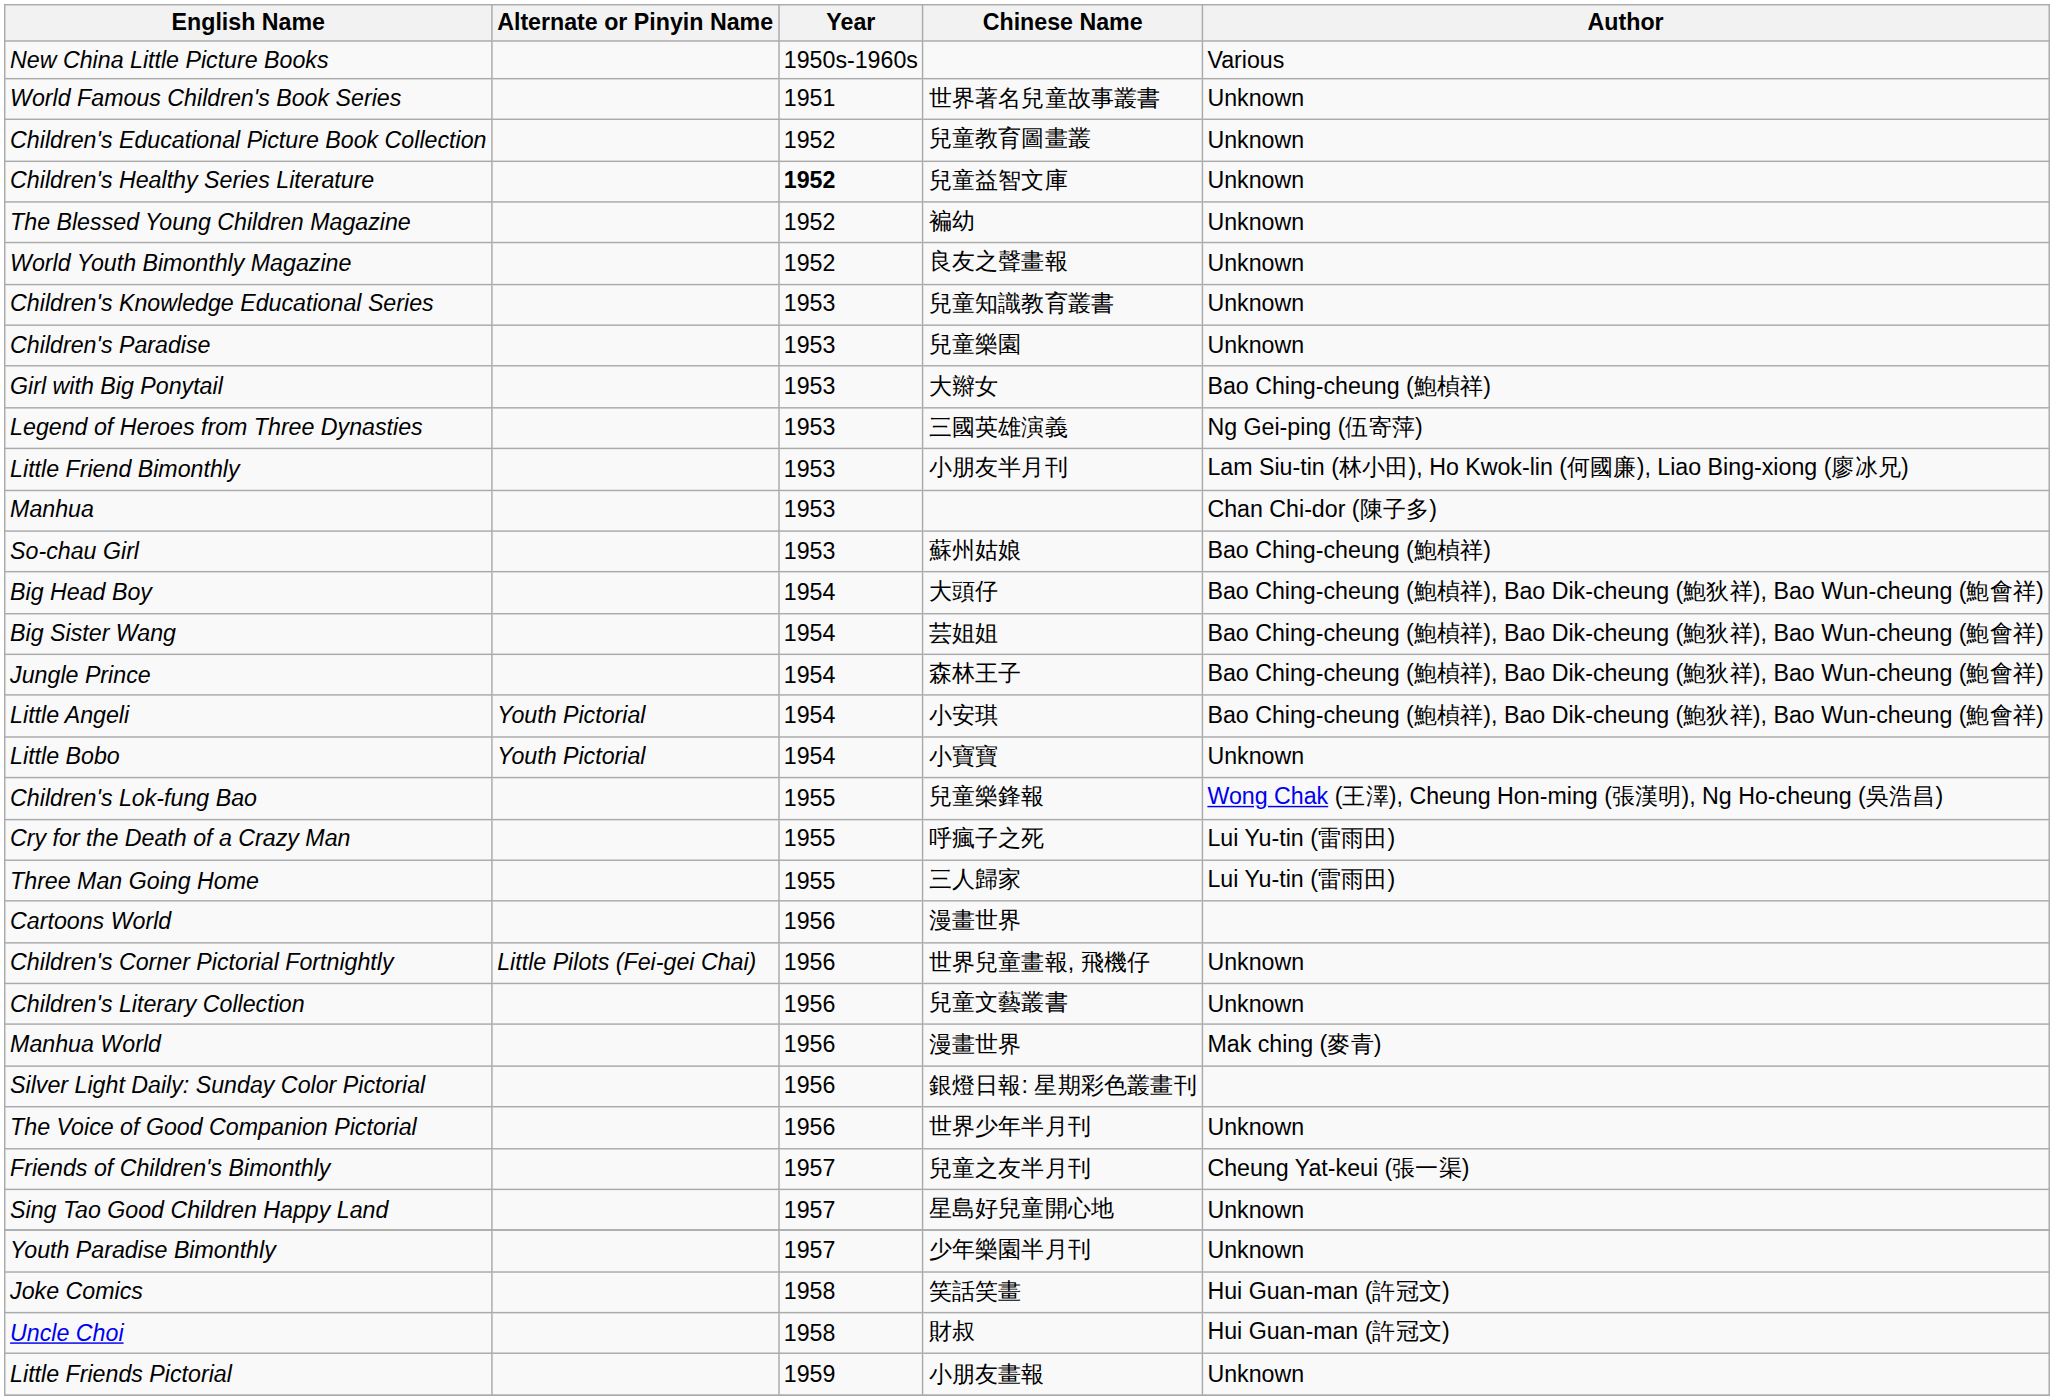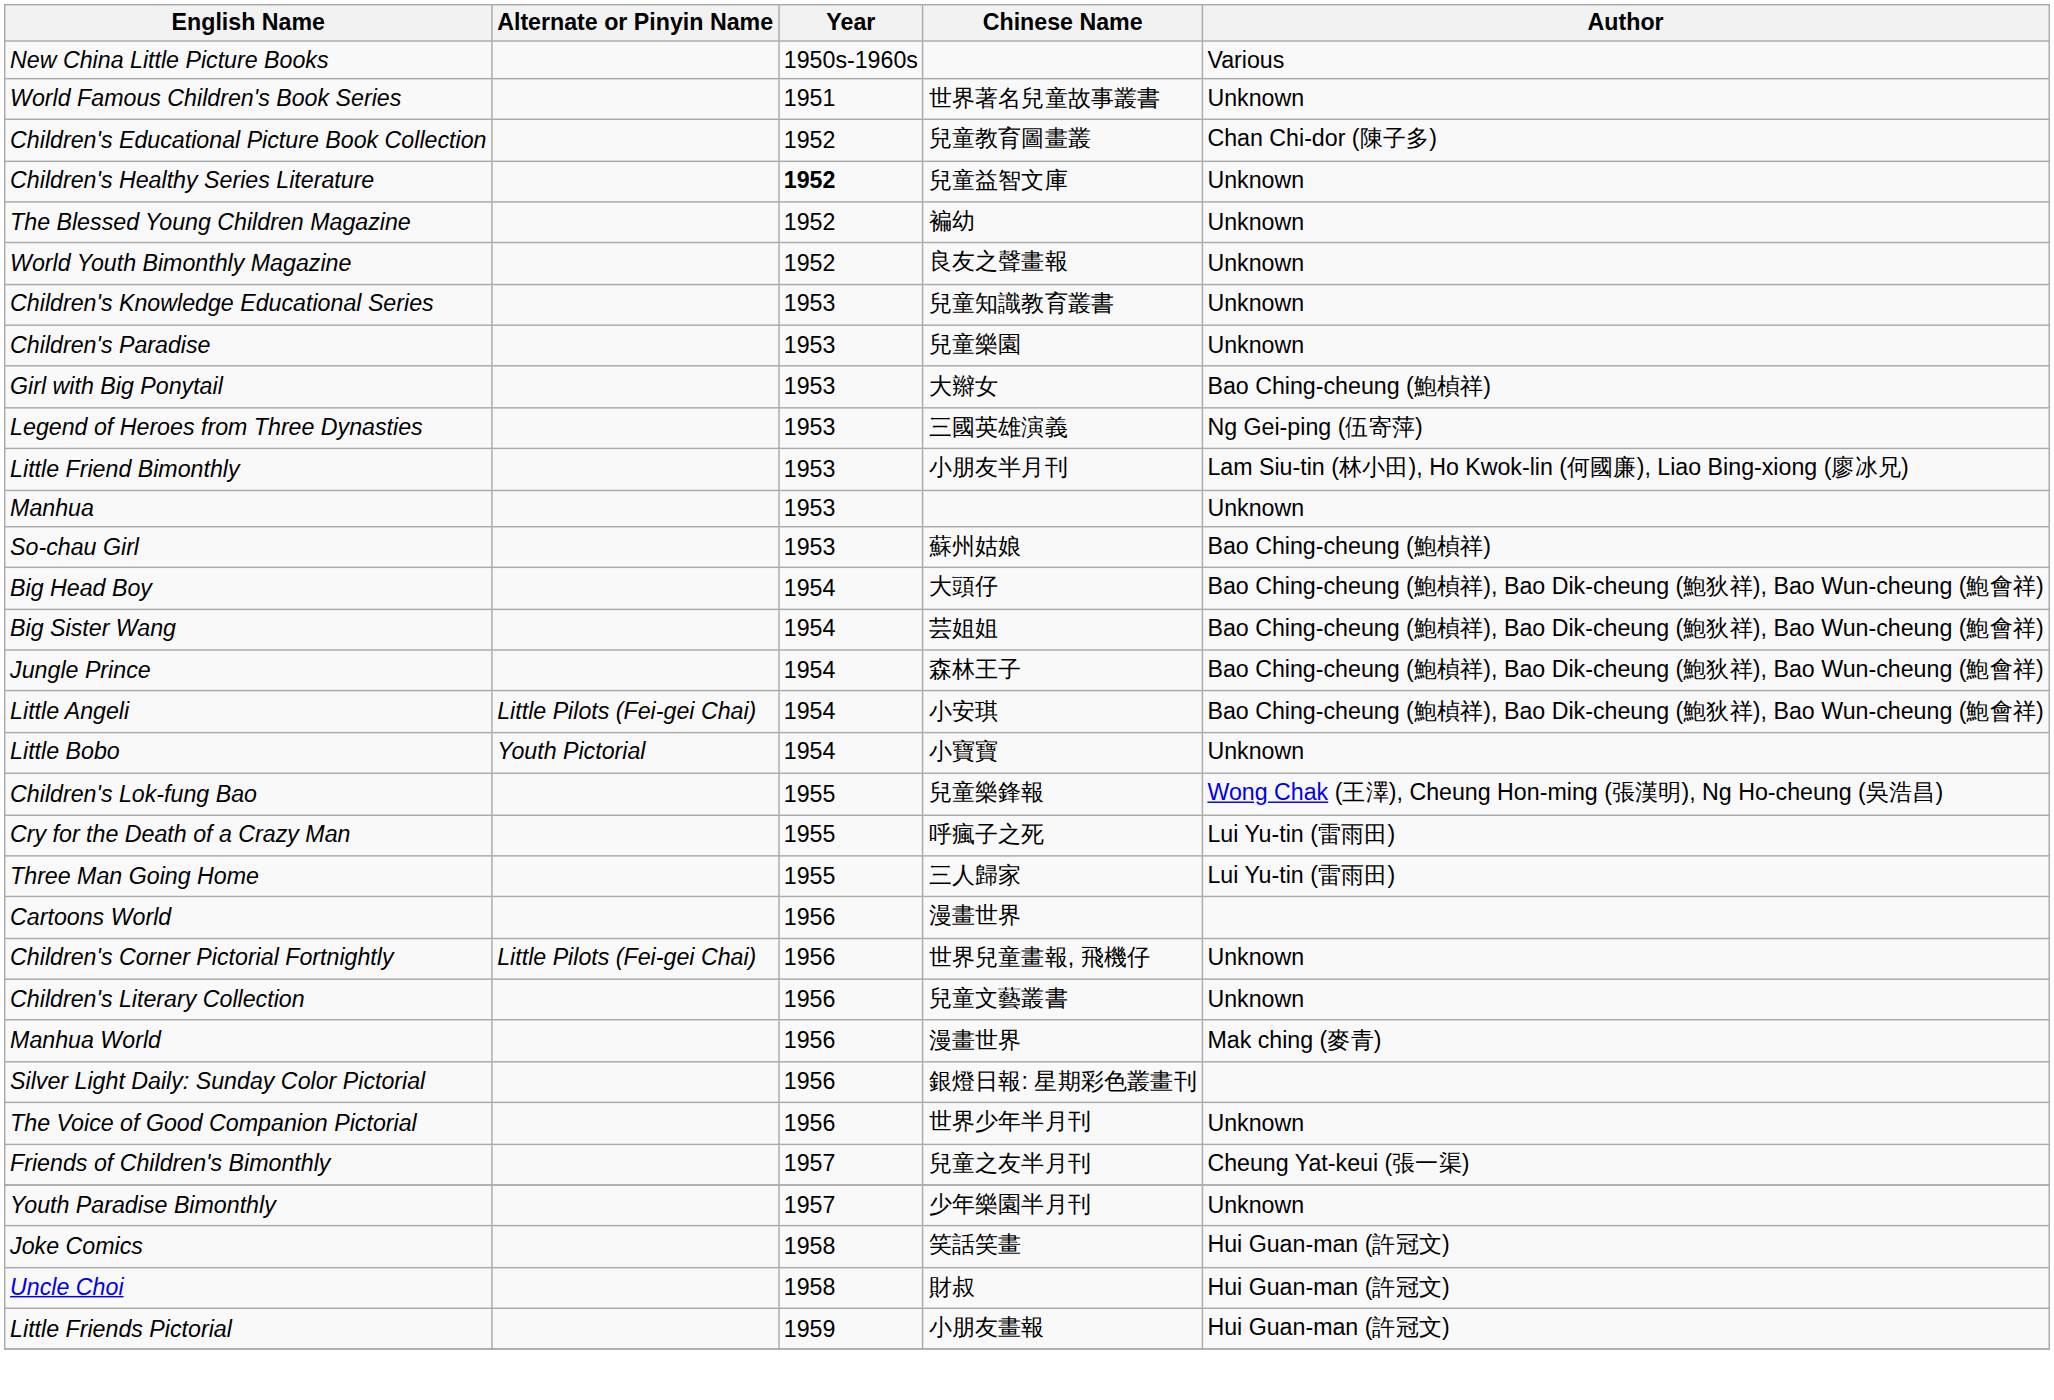(1256, 139) Unknown -> (1322, 139) Chan Chi-dor (陳子多)
(1322, 509) Chan Chi-dor (陳子多) -> (1256, 507) Unknown
(571, 715) Youth Pictorial -> (627, 711) Little Pilots (Fei-gei Chai)
- row: (199, 1209)
(1256, 1374) Unknown -> (1329, 1327) Hui Guan-man (許冠文)
